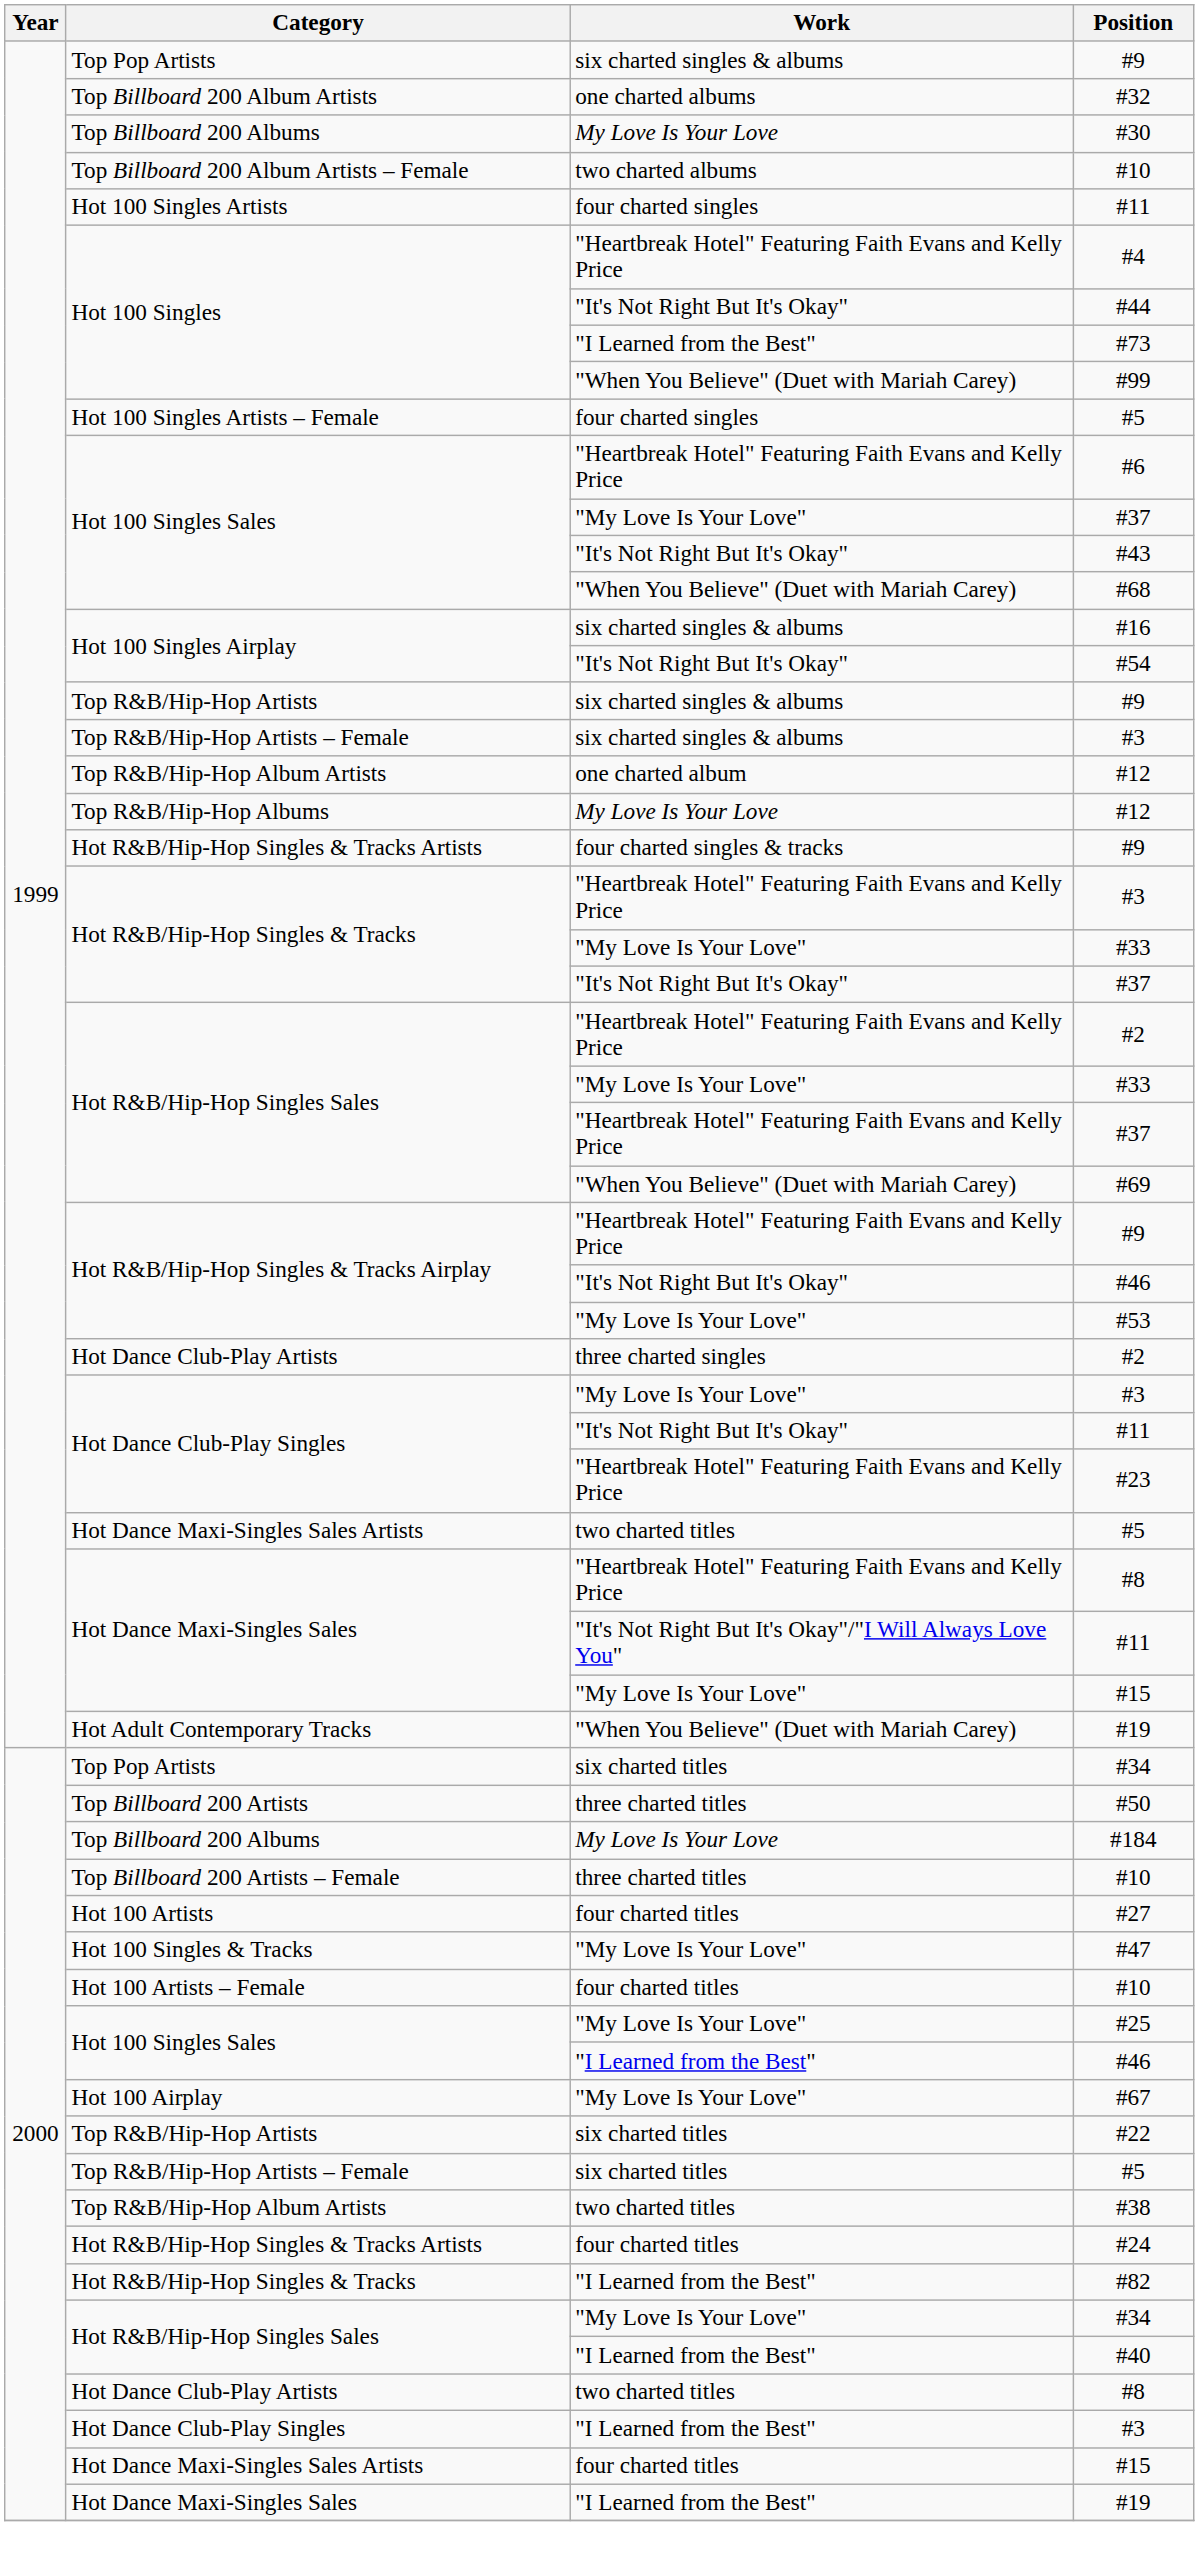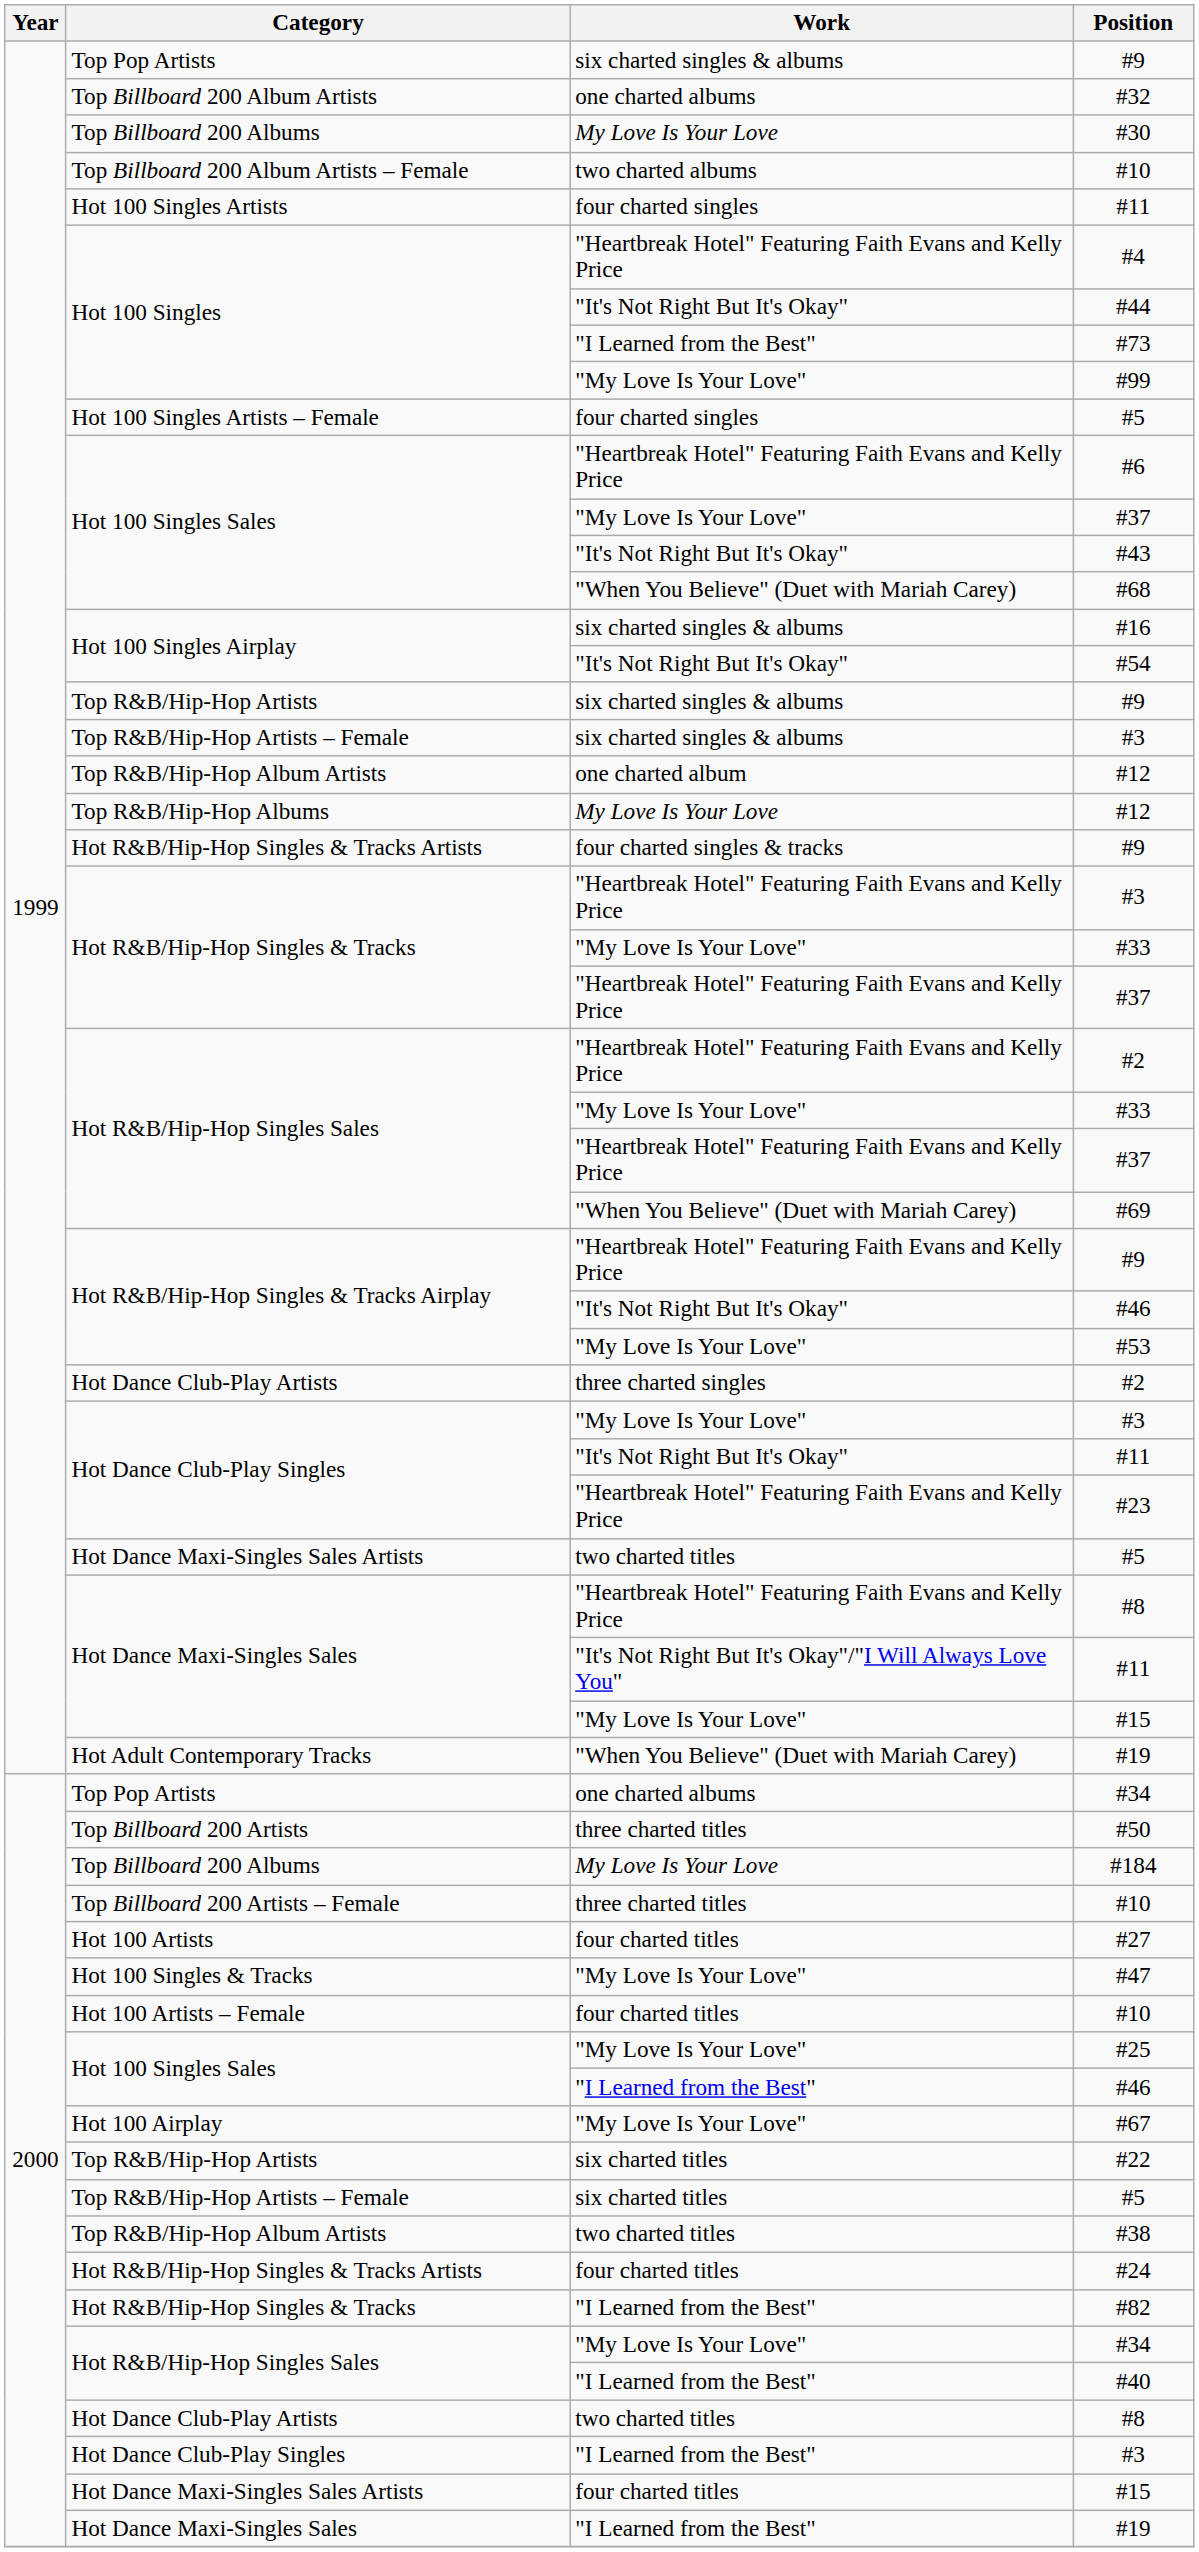(796, 380) "When You Believe" (Duet with Mariah Carey) -> (691, 380) "My Love Is Your Love"
(712, 984) "It's Not Right But It's Okay" -> (819, 997) "Heartbreak Hotel" Featuring Faith Evans and Kelly Price
(651, 1766) six charted titles -> (665, 1792) one charted albums
